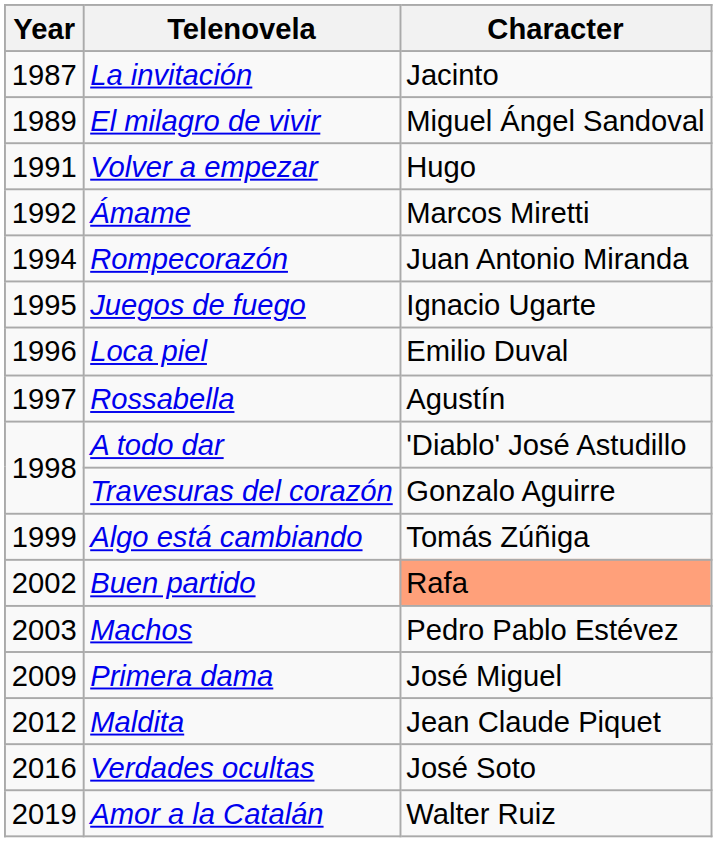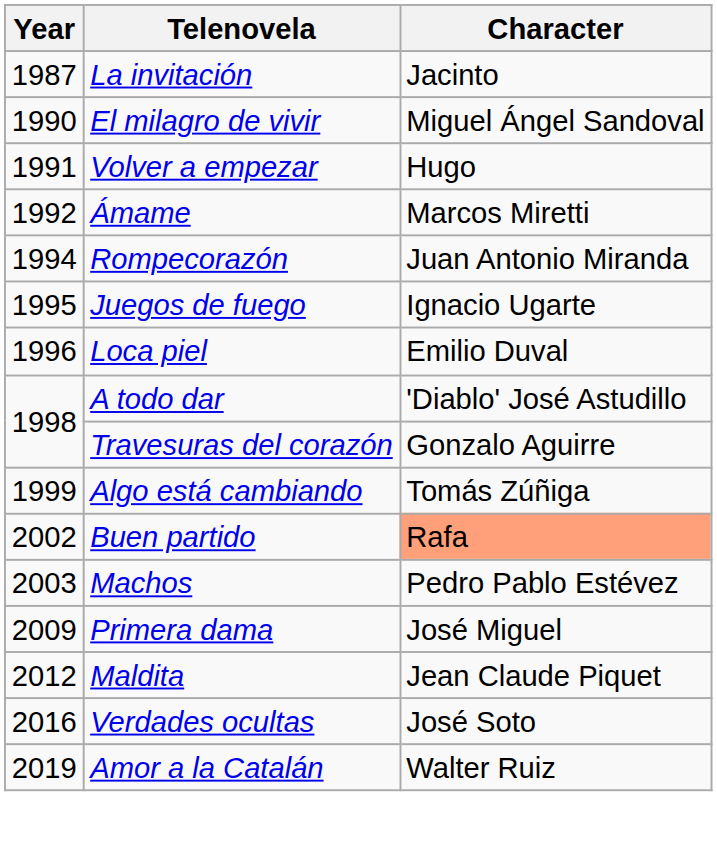(44, 121) 1989 -> (44, 121) 1990
- row: (162, 398)
